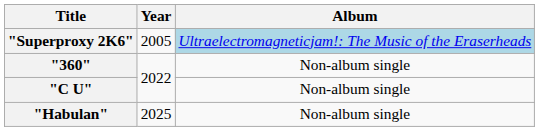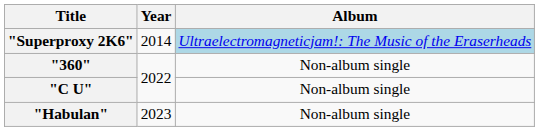(156, 41) 2005 -> (156, 41) 2014
(156, 114) 2025 -> (156, 114) 2023
